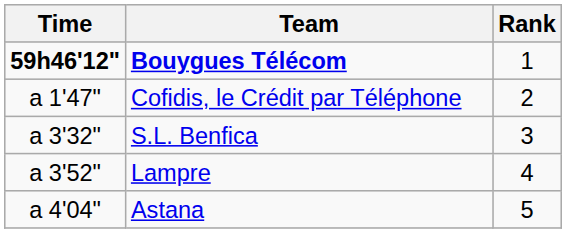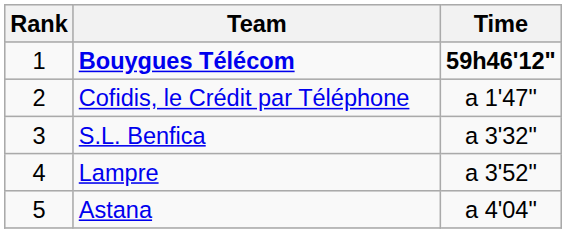columns swapped: (527, 24) <-> (65, 24)
